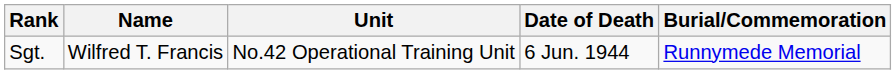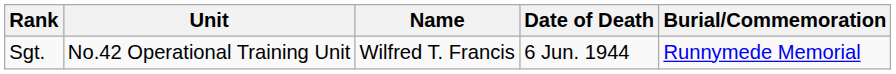columns swapped: (146, 20) <-> (374, 20)
